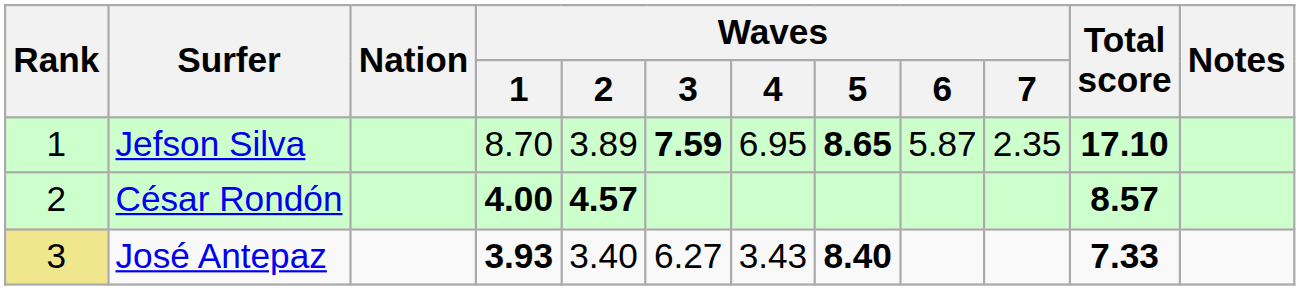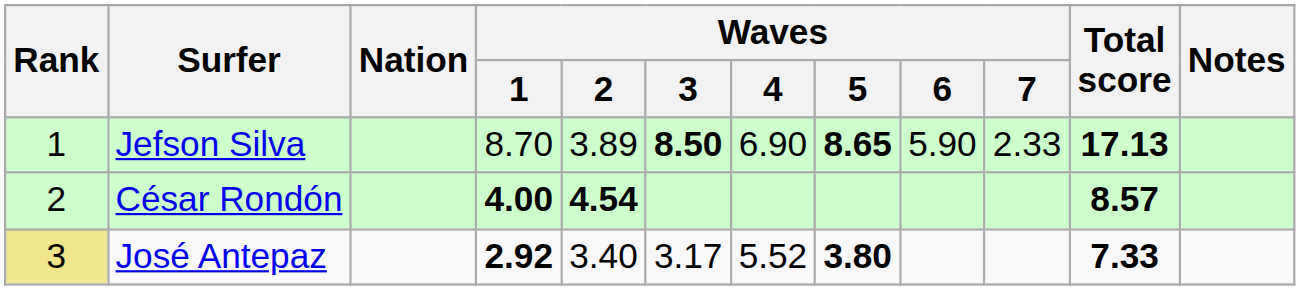(688, 144) 7.59 -> (688, 144) 8.50
(773, 144) 6.95 -> (773, 144) 6.90
(942, 144) 5.87 -> (942, 144) 5.90
(1027, 144) 2.35 -> (1027, 144) 2.33
(1125, 144) 17.10 -> (1125, 144) 17.13
(603, 199) 4.57 -> (603, 199) 4.54
(519, 255) 3.93 -> (519, 255) 2.92
(688, 255) 6.27 -> (688, 255) 3.17
(773, 255) 3.43 -> (773, 255) 5.52
(858, 255) 8.40 -> (858, 255) 3.80
